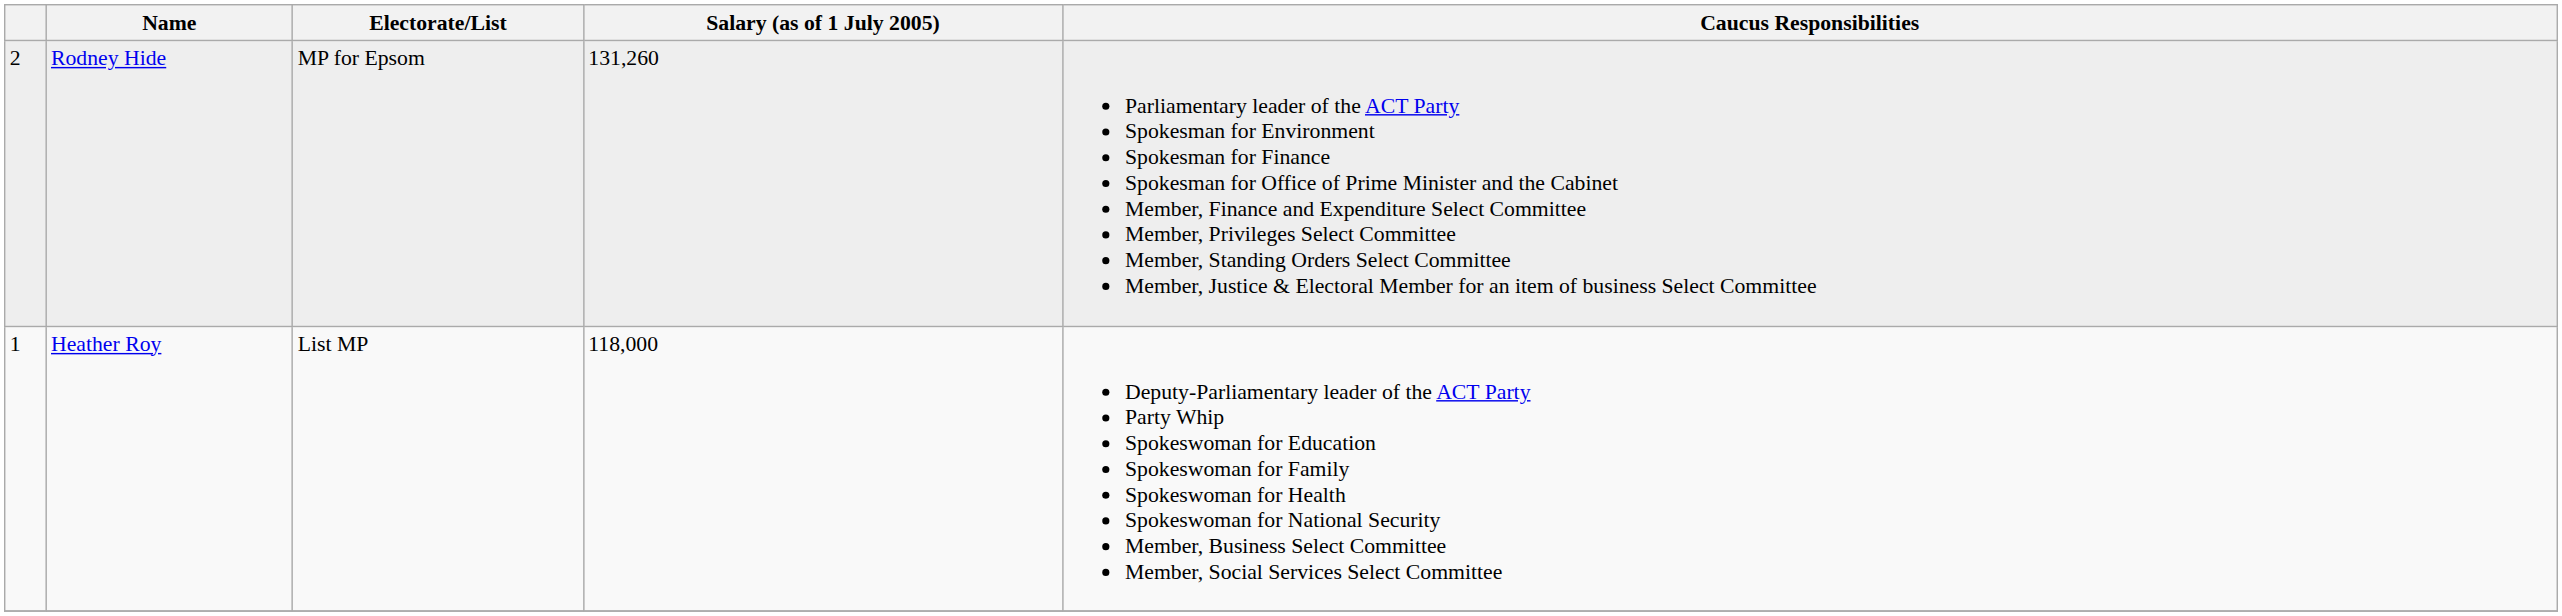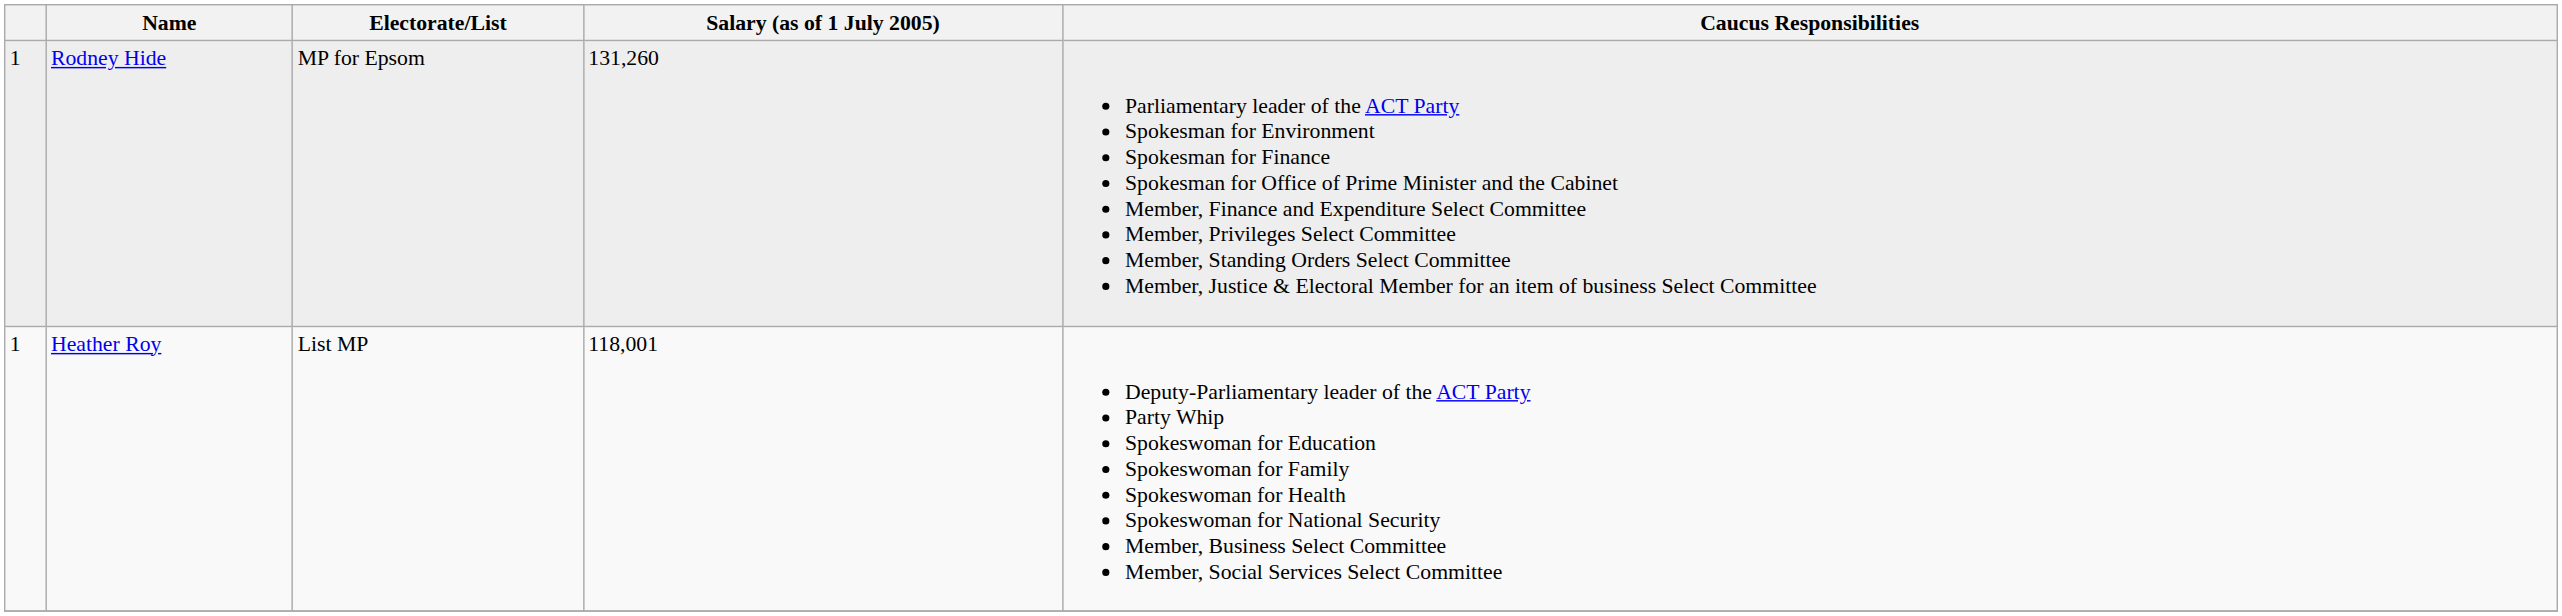(15, 58) 2 -> (15, 58) 1
(623, 343) 118,000 -> (623, 343) 118,001
